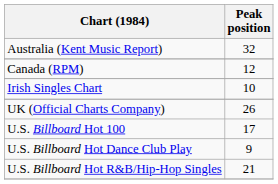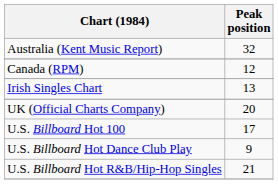(249, 88) 10 -> (249, 88) 13
(249, 108) 26 -> (249, 108) 20
